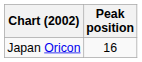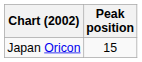(110, 47) 16 -> (110, 47) 15
